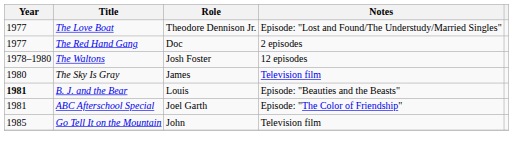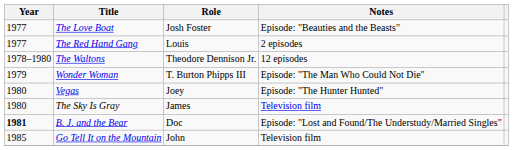(211, 28) Theodore Dennison Jr. -> (189, 28) Josh Foster
(381, 28) Episode: "Lost and Found/The Understudy/Married Singles" -> (330, 28) Episode: "Beauties and the Beasts"
(174, 43) Doc -> (177, 43) Louis
(189, 59) Josh Foster -> (211, 59) Theodore Dennison Jr.
+ row: (87, 75)
+ row: (67, 91)
(177, 91) Louis -> (174, 122) Doc
(330, 91) Episode: "Beauties and the Beasts" -> (381, 122) Episode: "Lost and Found/The Understudy/Married Singles"
- row: (105, 106)
